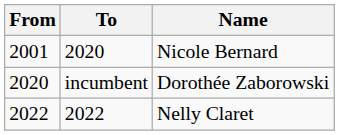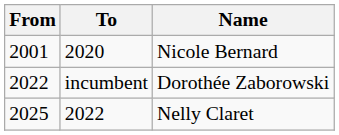(29, 82) 2020 -> (29, 82) 2022
(29, 113) 2022 -> (29, 113) 2025
